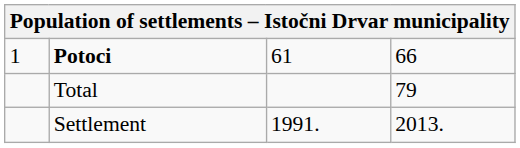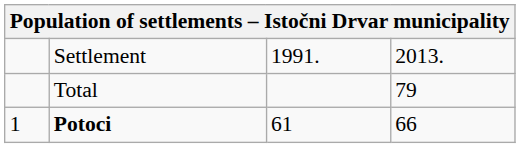rows swapped: (100, 124) <-> (82, 55)
